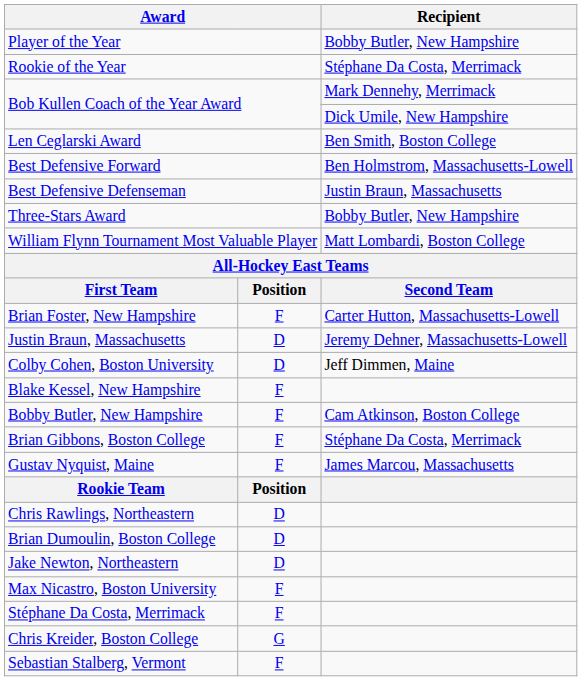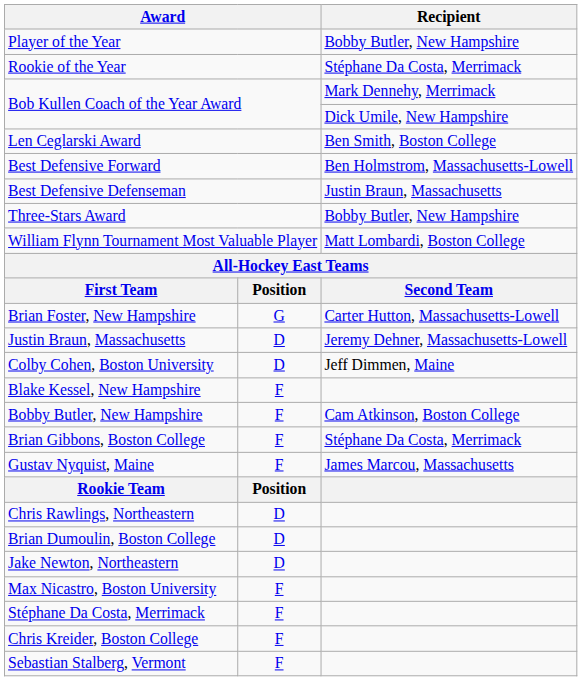(279, 315) F -> (279, 315) G
(279, 638) G -> (279, 638) F
